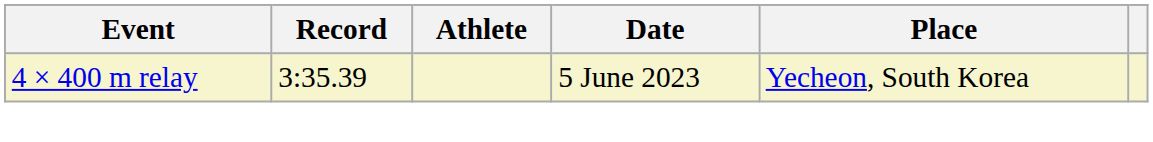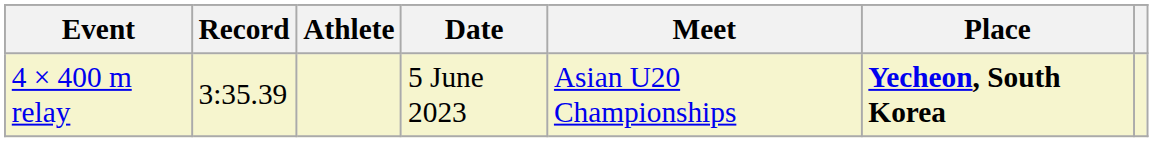+ column: (704, 28)
(897, 77) normal -> (964, 94) bold
